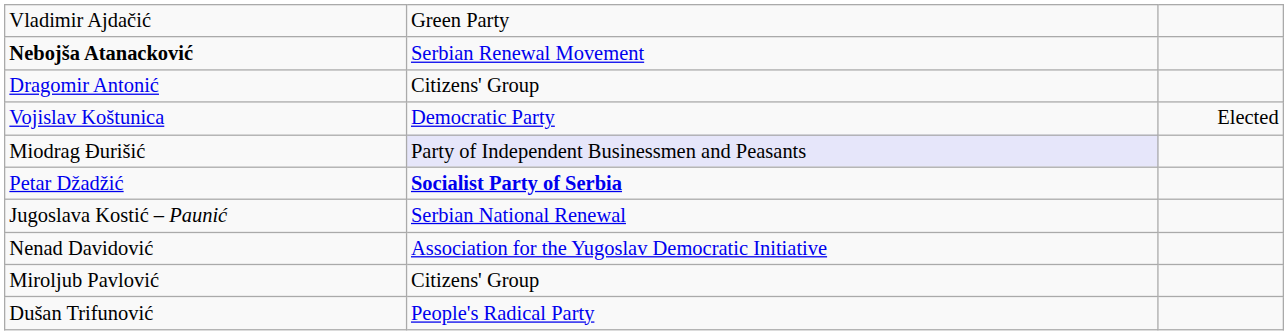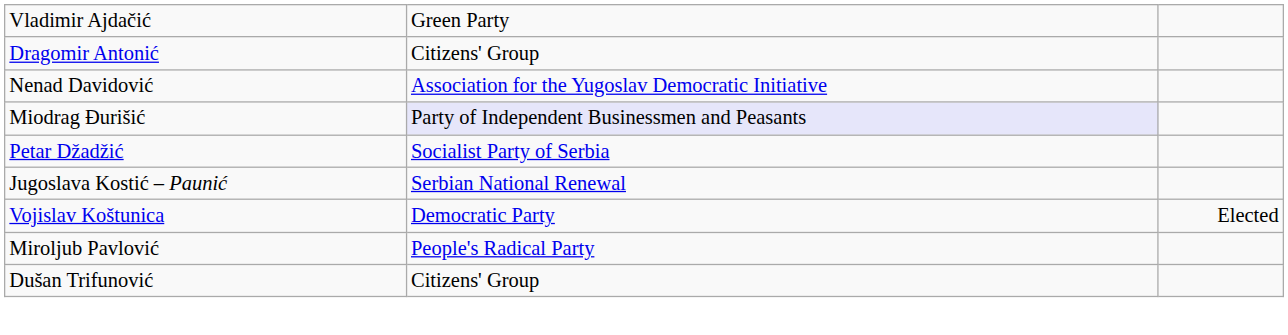- row: (101, 53)
rows swapped: (81, 248) <-> (87, 118)
(516, 183) bold -> (510, 150) normal
(475, 280) Citizens' Group -> (503, 248) People's Radical Party
(503, 313) People's Radical Party -> (475, 280) Citizens' Group
